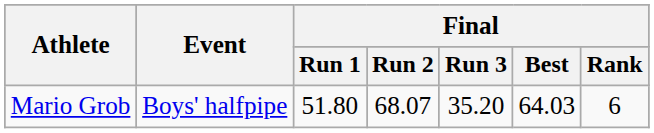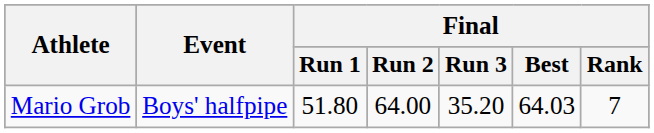(403, 106) 68.07 -> (403, 106) 64.00
(615, 106) 6 -> (615, 106) 7
